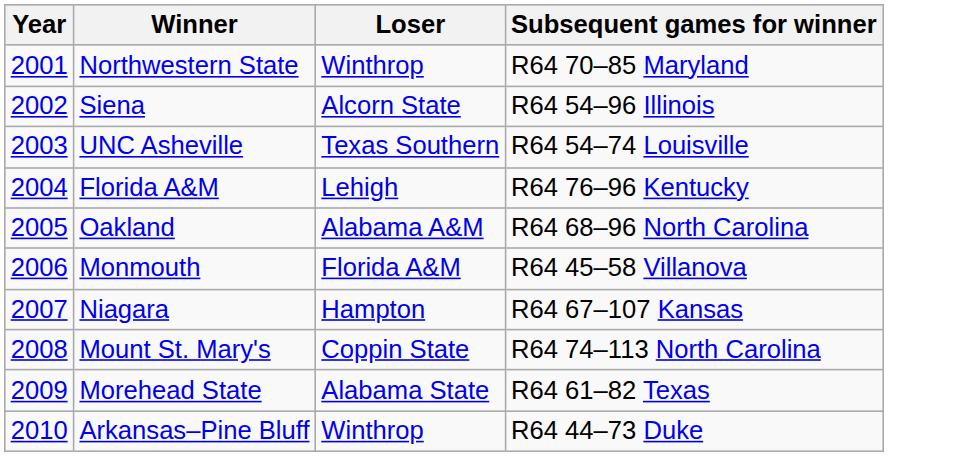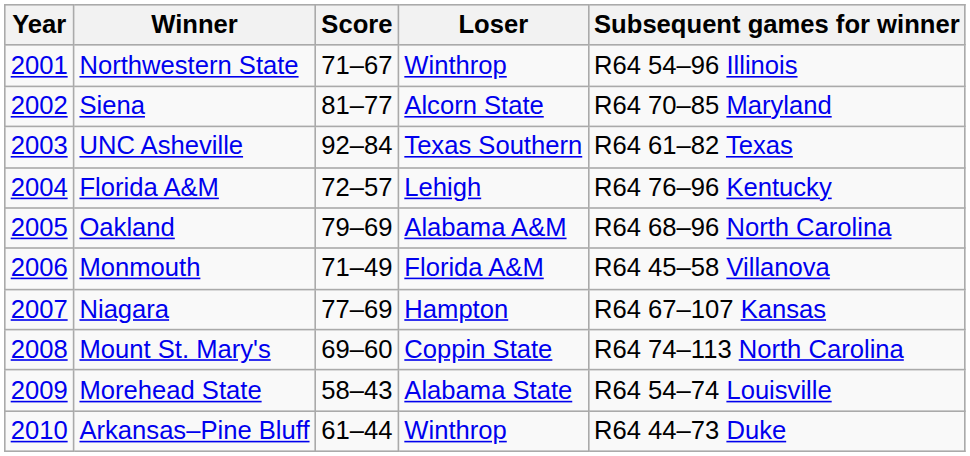+ column: (357, 24)
(630, 65) R64 70–85 Maryland -> (696, 65) R64 54–96 Illinois
(613, 106) R64 54–96 Illinois -> (713, 106) R64 70–85 Maryland
(630, 146) R64 54–74 Louisville -> (693, 146) R64 61–82 Texas
(610, 390) R64 61–82 Texas -> (713, 390) R64 54–74 Louisville
